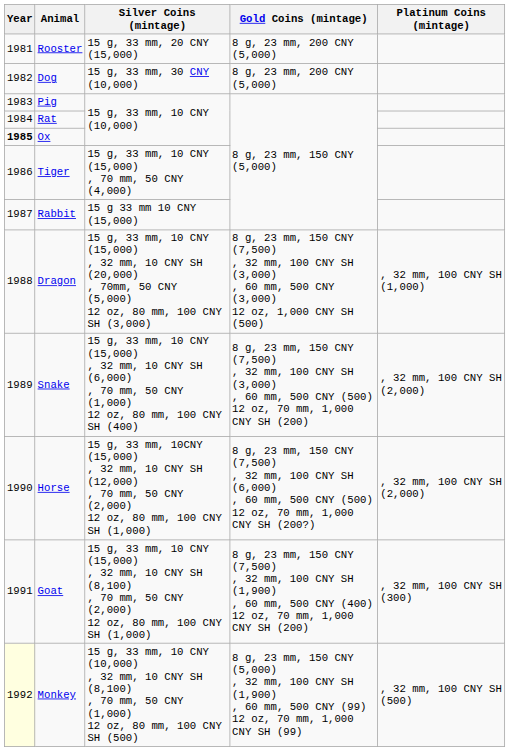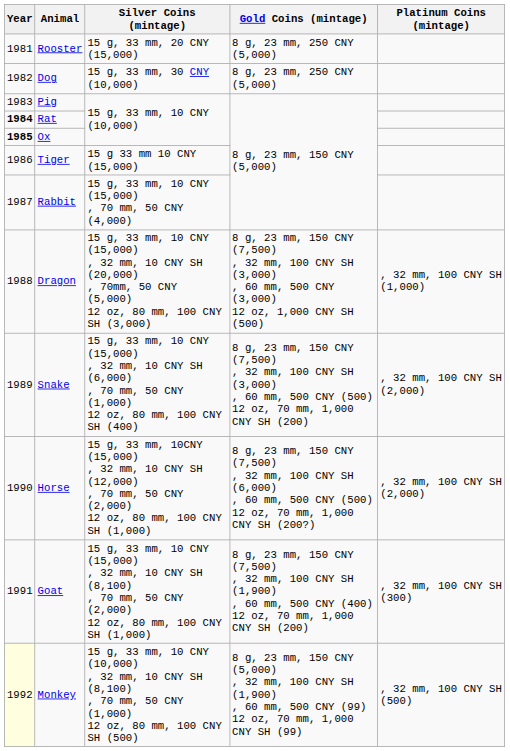(293, 49) 8 g, 23 mm, 200 CNY (5,000) -> (293, 49) 8 g, 23 mm, 250 CNY (5,000)
(293, 79) 8 g, 23 mm, 200 CNY (5,000) -> (293, 79) 8 g, 23 mm, 250 CNY (5,000)
(20, 119) normal -> (20, 119) bold
(148, 173) 15 g, 33 mm, 10 CNY (15,000) , 70 mm, 50 CNY (4,000) -> (142, 160) 15 g 33 mm 10 CNY (15,000)
(142, 215) 15 g 33 mm 10 CNY (15,000) -> (148, 202) 15 g, 33 mm, 10 CNY (15,000) , 70 mm, 50 CNY (4,000)
